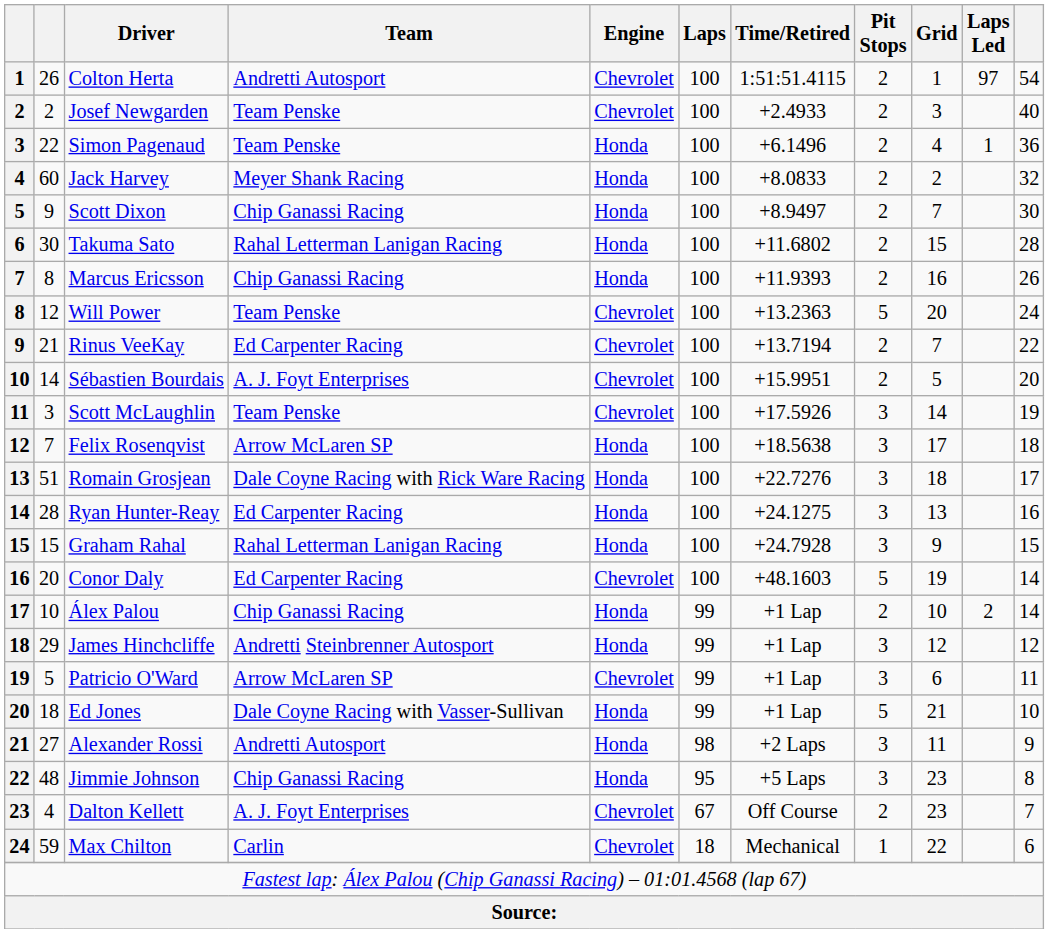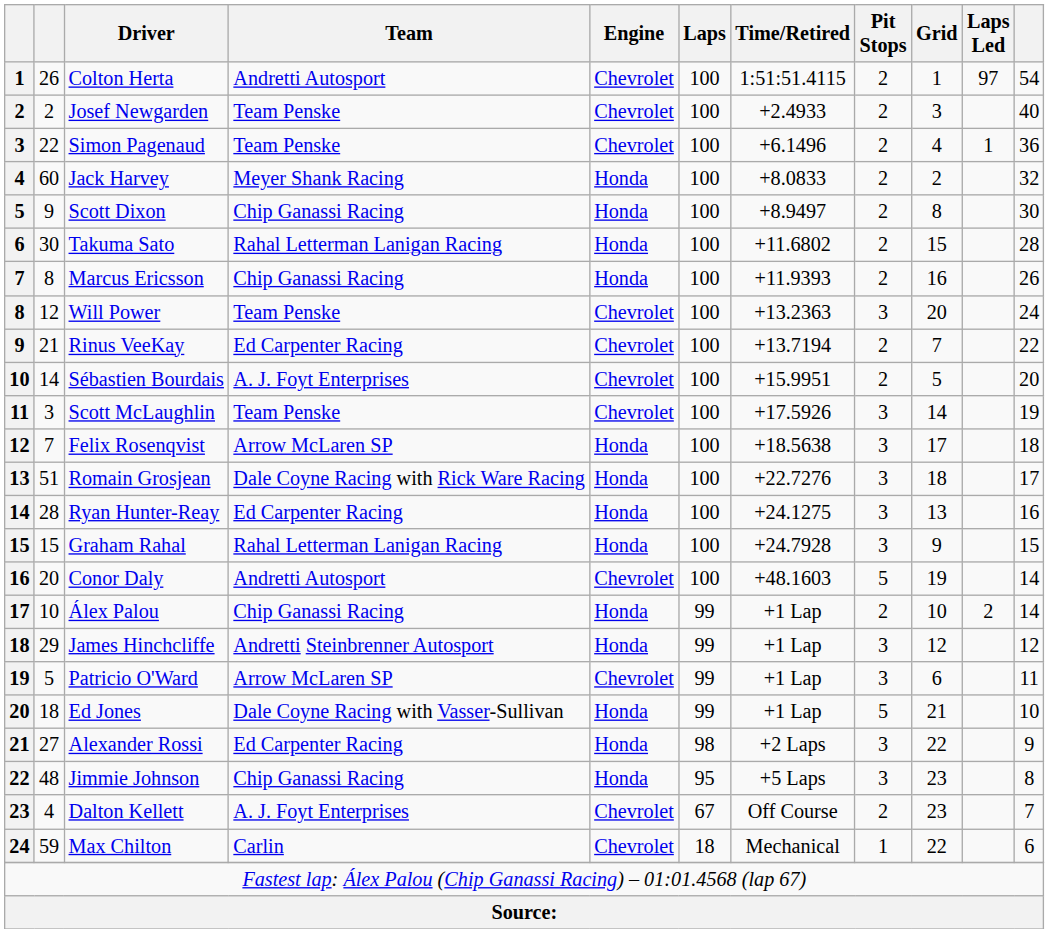(621, 145) Honda -> (634, 145) Chevrolet
(937, 211) 7 -> (937, 211) 8
(883, 311) 5 -> (883, 311) 3
(318, 578) Ed Carpenter Racing -> (309, 578) Andretti Autosport
(309, 745) Andretti Autosport -> (318, 745) Ed Carpenter Racing
(937, 745) 11 -> (937, 745) 22
